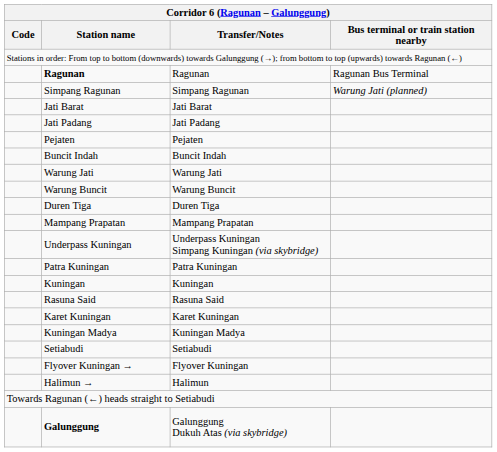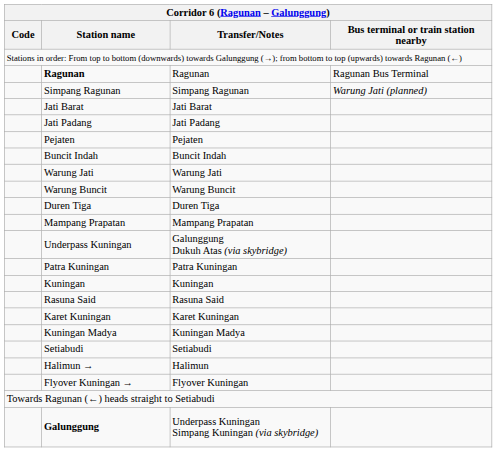(245, 244) Underpass Kuningan Simpang Kuningan (via skybridge) -> (230, 244) Galunggung Dukuh Atas (via skybridge)
rows swapped: (88, 366) <-> (69, 382)
(230, 427) Galunggung Dukuh Atas (via skybridge) -> (245, 427) Underpass Kuningan Simpang Kuningan (via skybridge)
